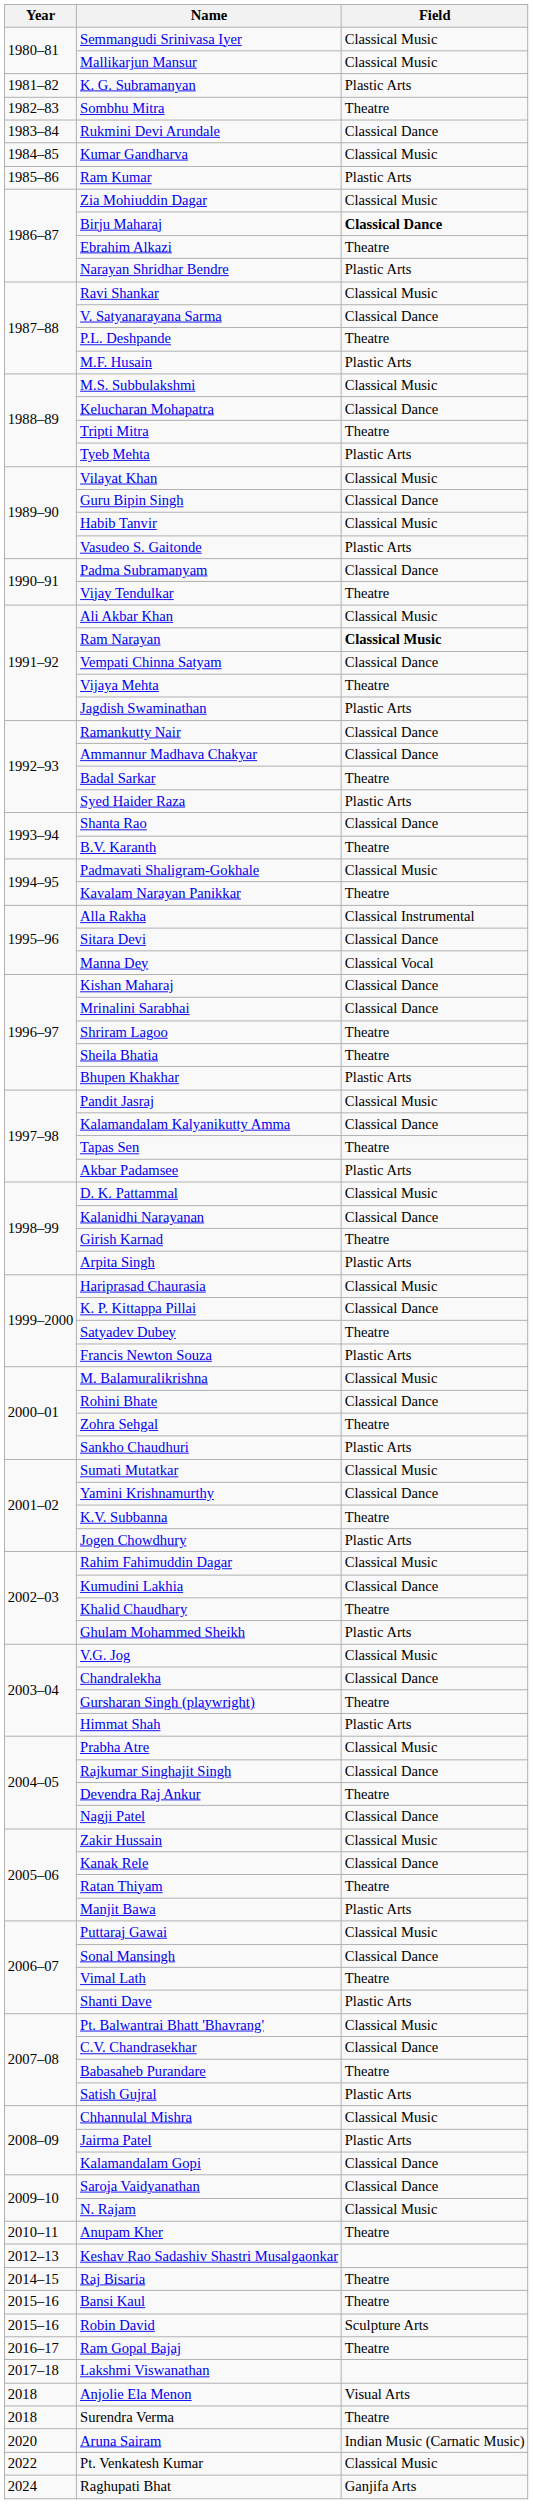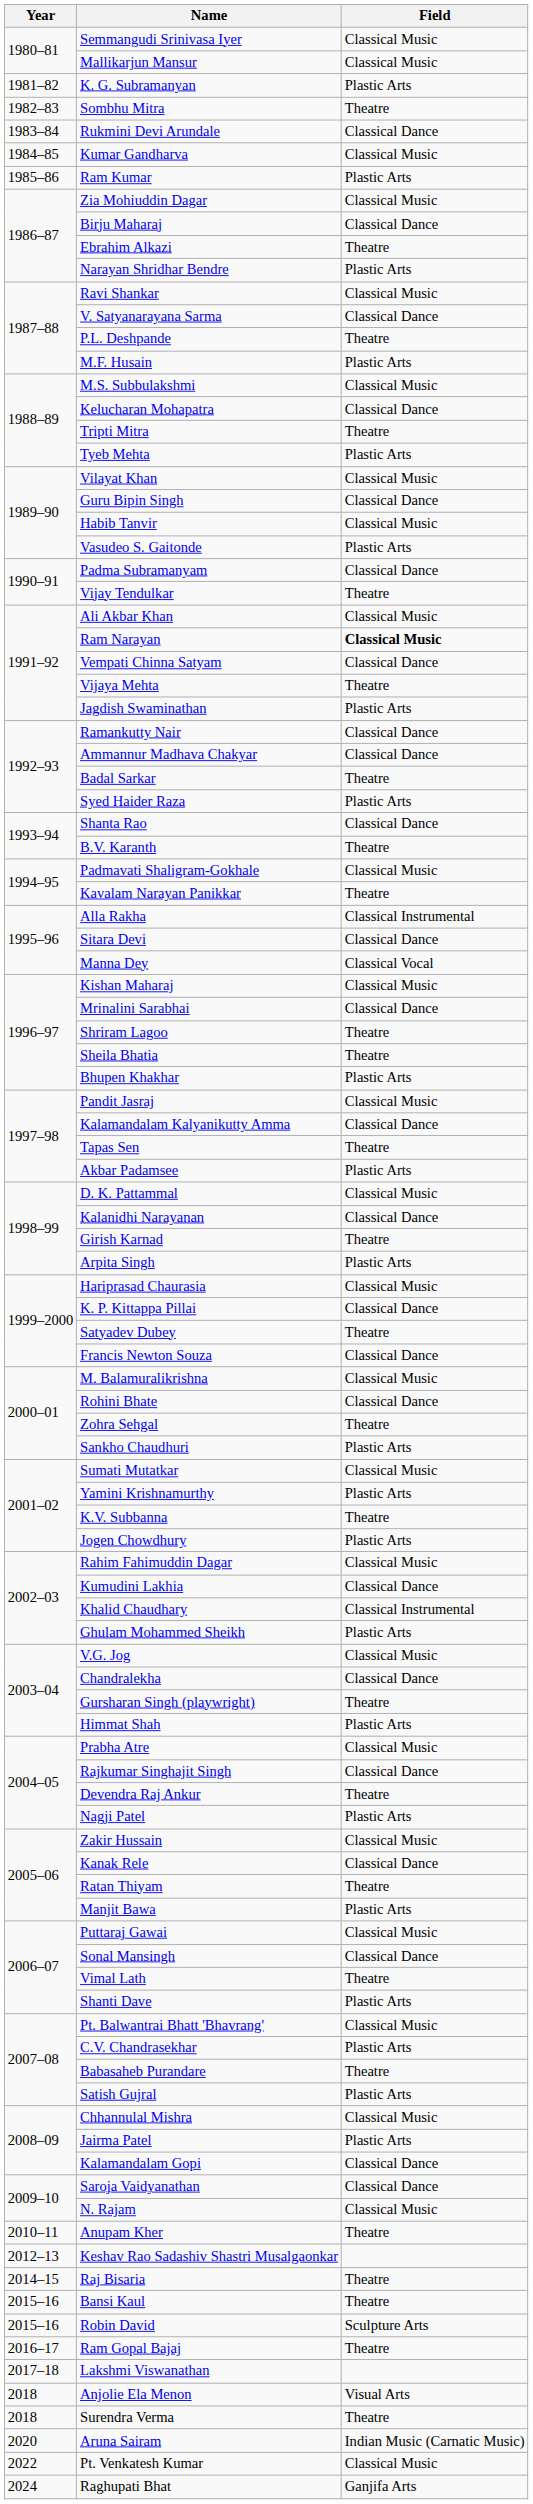(393, 223) bold -> (391, 223) normal
(391, 985) Classical Dance -> (391, 985) Classical Music
(378, 1355) Plastic Arts -> (391, 1355) Classical Dance
(391, 1493) Classical Dance -> (378, 1493) Plastic Arts
(367, 1609) Theatre -> (410, 1609) Classical Instrumental
(391, 1817) Classical Dance -> (378, 1817) Plastic Arts
(391, 2048) Classical Dance -> (378, 2048) Plastic Arts
